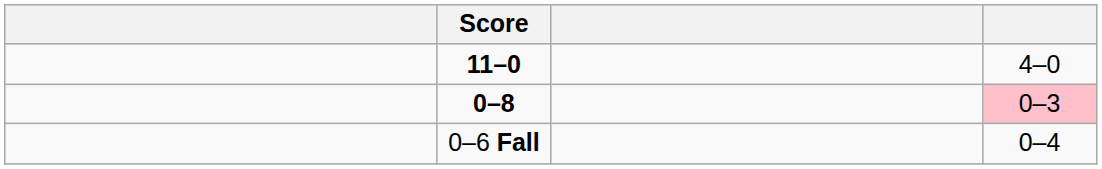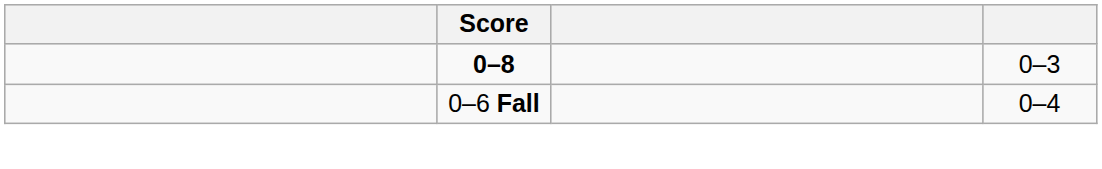- row: (494, 63)
(1040, 103) pink background -> (1040, 63) no background
